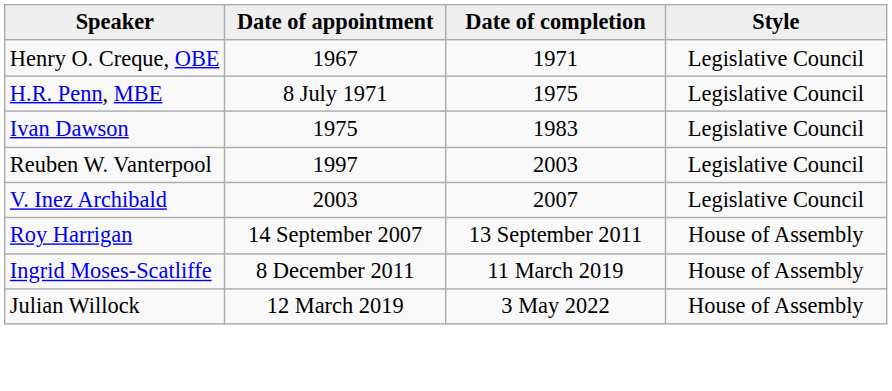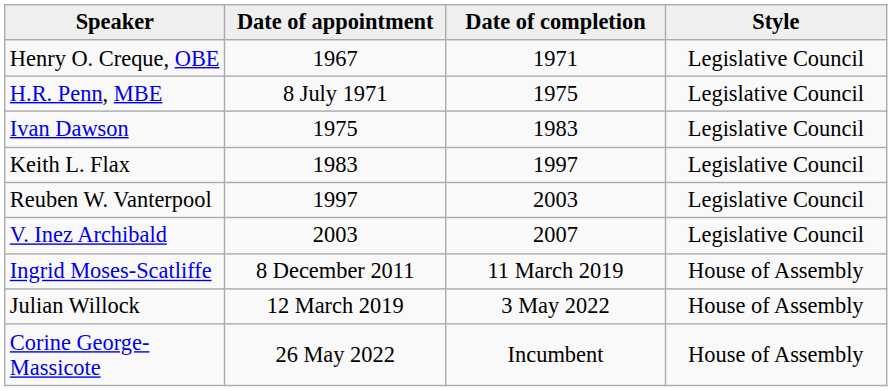+ row: (70, 164)
- row: (71, 235)
+ row: (80, 354)
